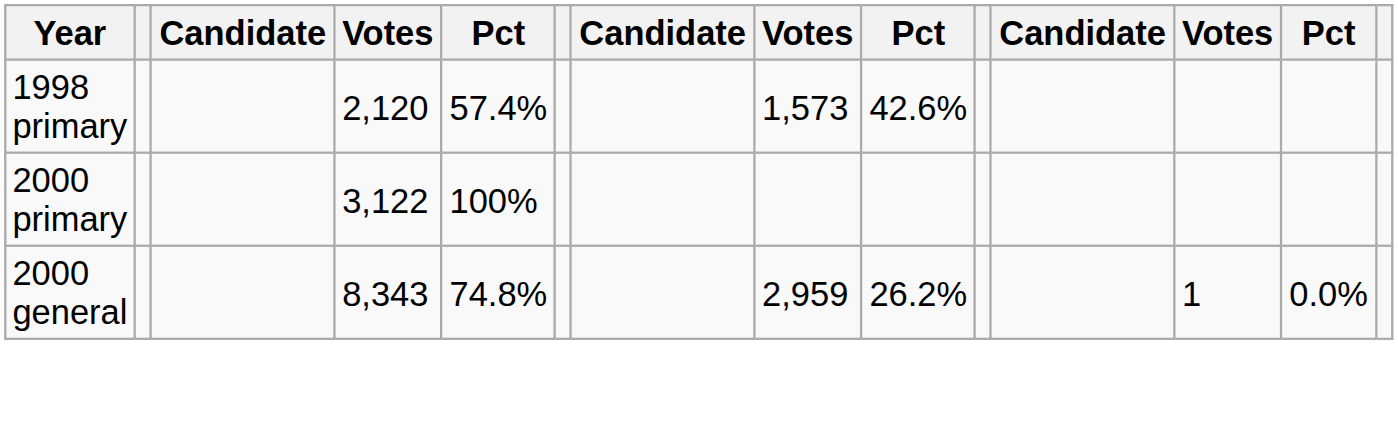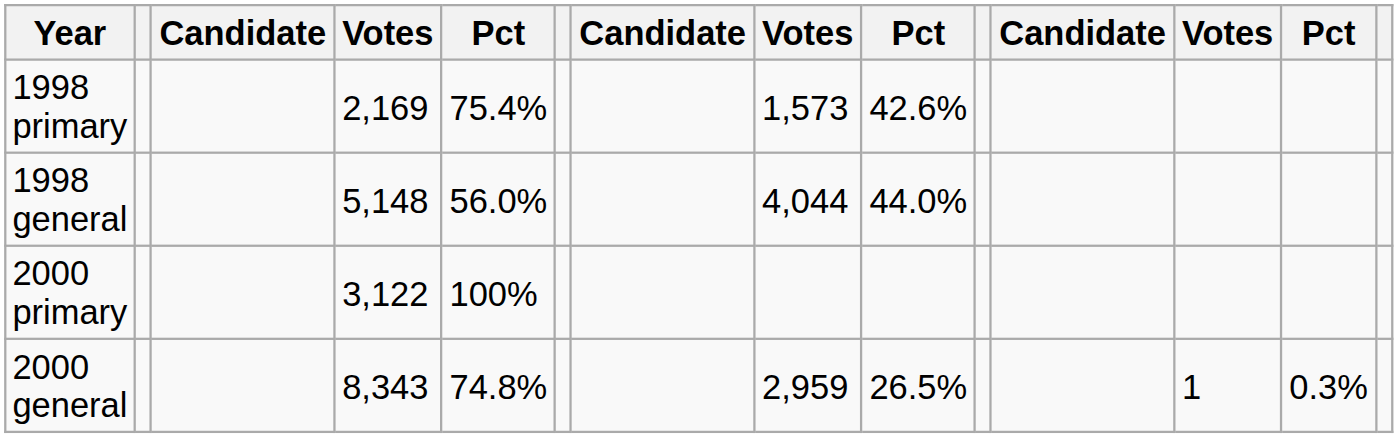(385, 106) 2,120 -> (385, 106) 2,169
(498, 106) 57.4% -> (498, 106) 75.4%
+ row: (70, 200)
(918, 293) 26.2% -> (918, 386) 26.5%
(1329, 293) 0.0% -> (1329, 386) 0.3%
